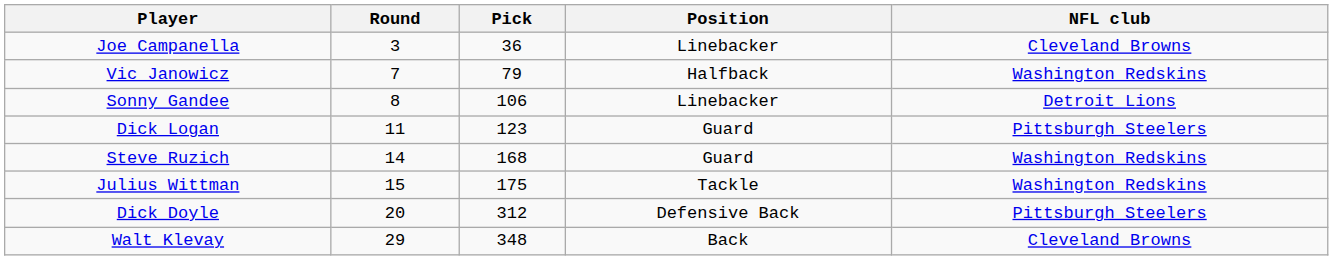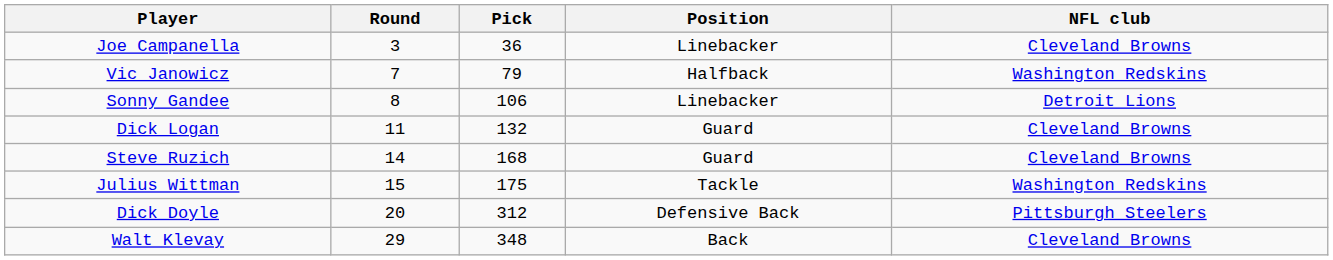(512, 130) 123 -> (512, 130) 132
(1110, 130) Pittsburgh Steelers -> (1110, 130) Cleveland Browns
(1110, 157) Washington Redskins -> (1110, 157) Cleveland Browns
